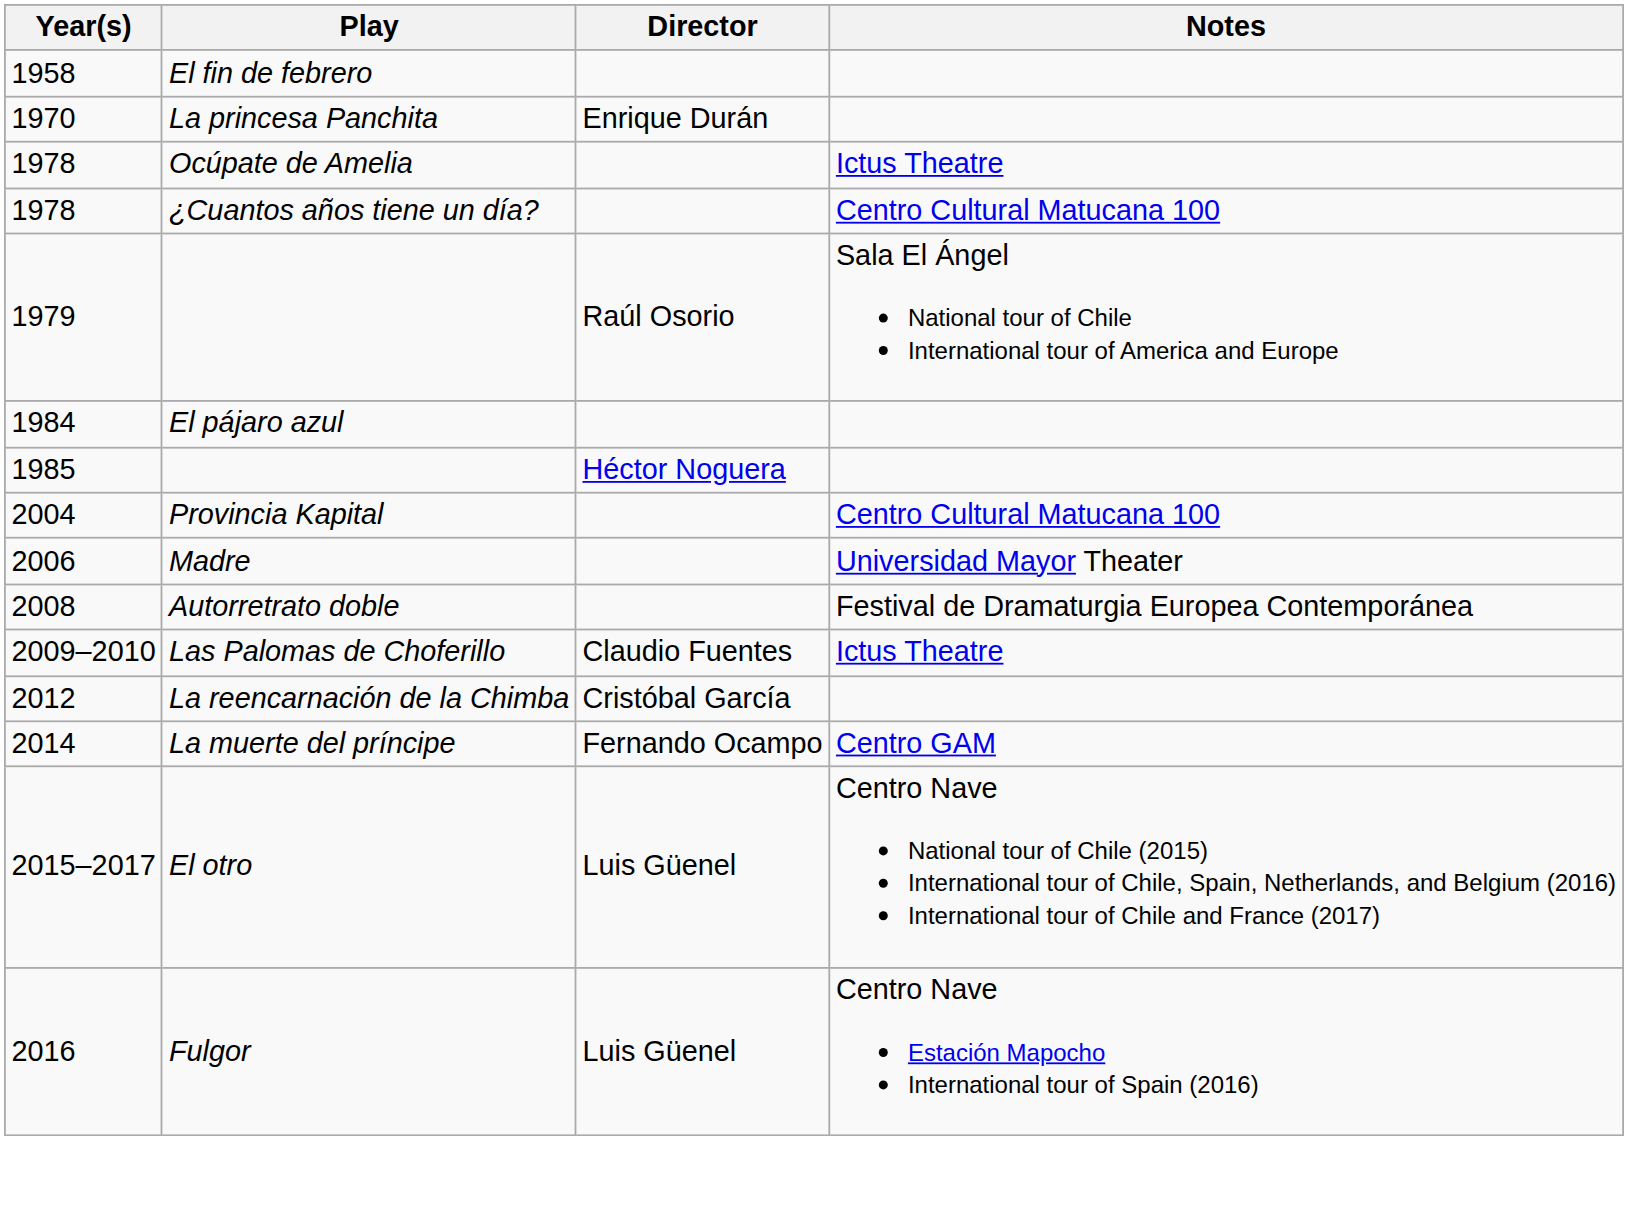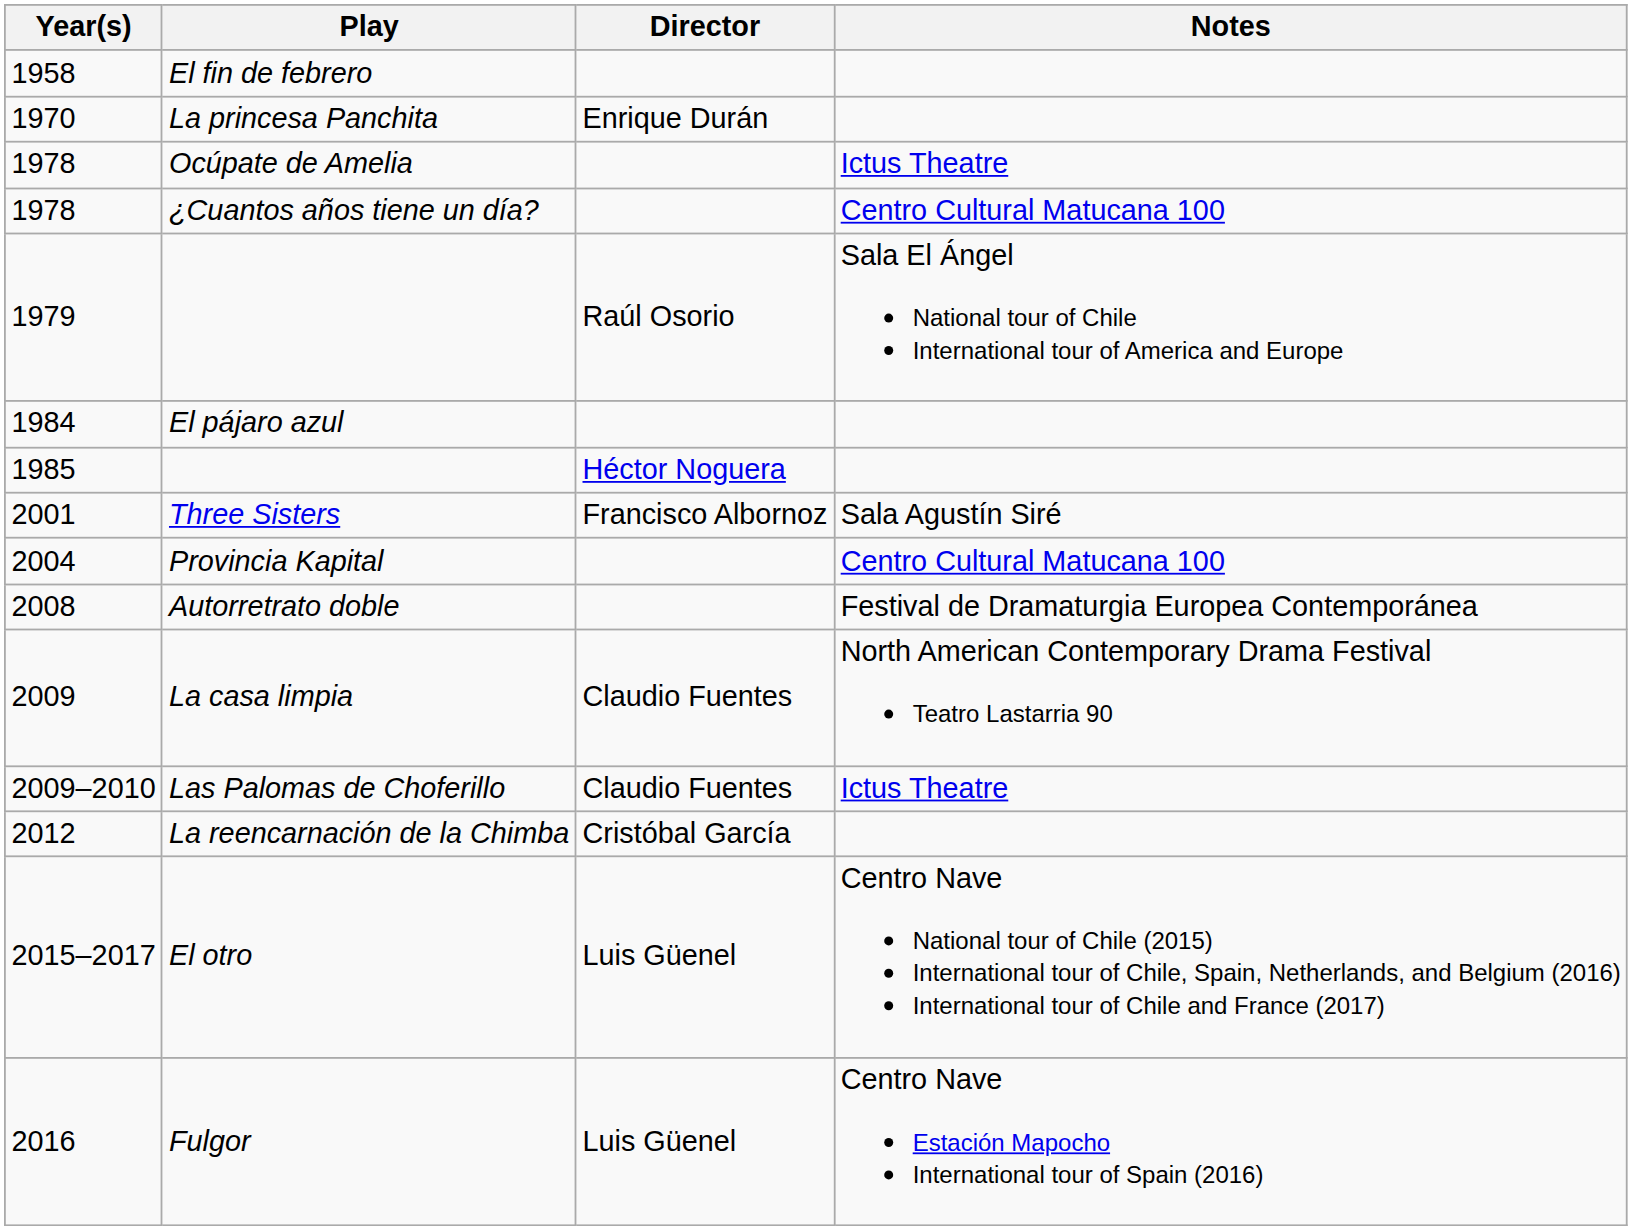+ row: (44, 515)
- row: (44, 560)
+ row: (44, 697)
- row: (44, 743)
